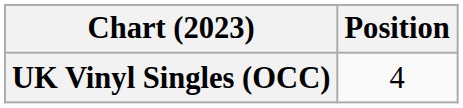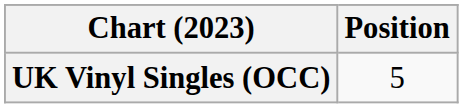(397, 77) 4 -> (397, 77) 5
